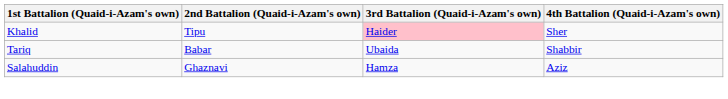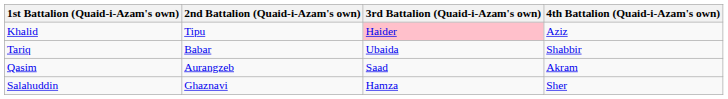(557, 31) Sher -> (557, 31) Aziz
+ row: (22, 67)
(557, 67) Aziz -> (557, 85) Sher
